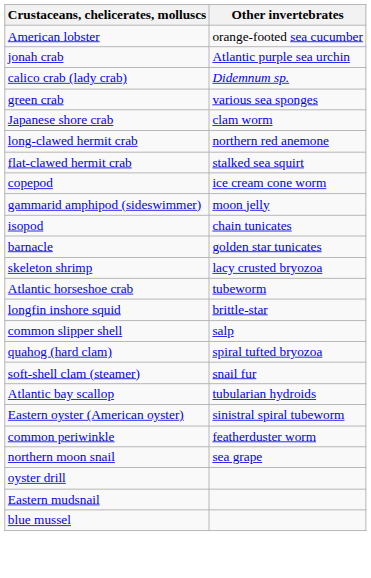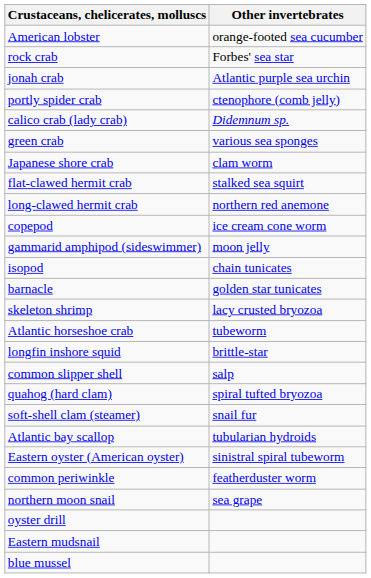+ row: (33, 57)
+ row: (55, 99)
rows swapped: (73, 141) <-> (70, 162)
